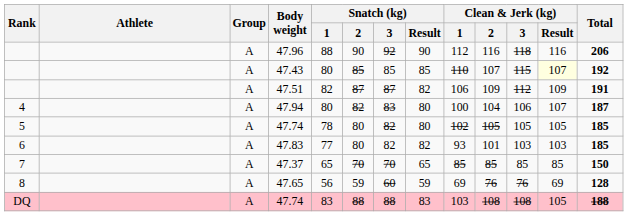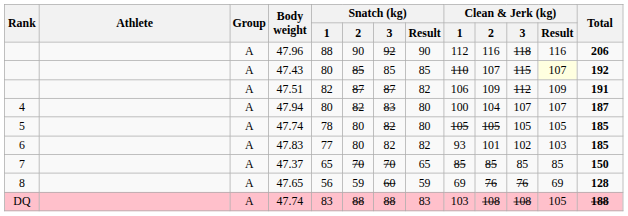(522, 107) 106 -> (522, 107) 107
(460, 126) 102 -> (460, 126) 105
(522, 145) 103 -> (522, 145) 102
